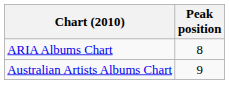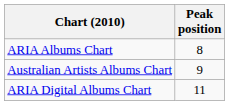+ row: (79, 89)
